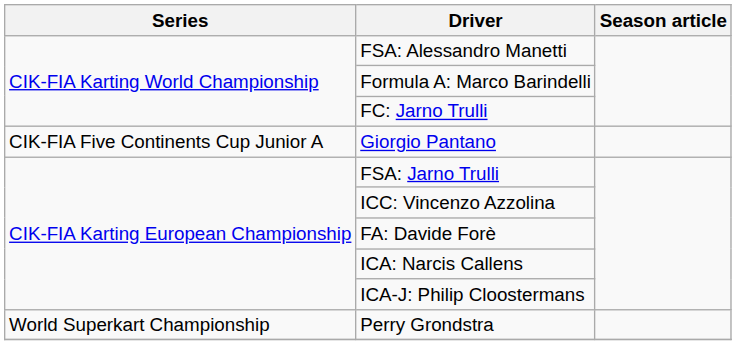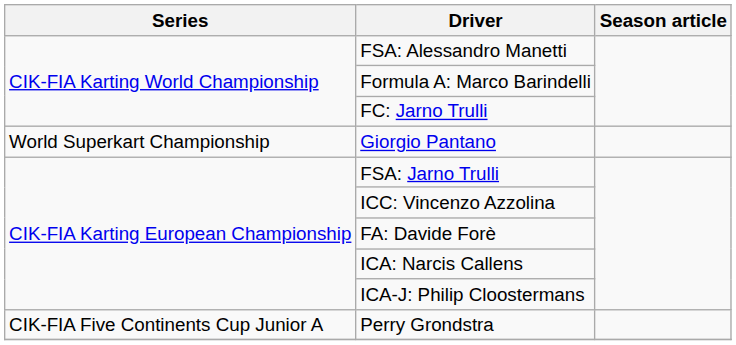(166, 142) CIK-FIA Five Continents Cup Junior A -> (139, 142) World Superkart Championship
(139, 324) World Superkart Championship -> (166, 324) CIK-FIA Five Continents Cup Junior A
